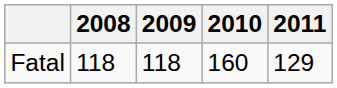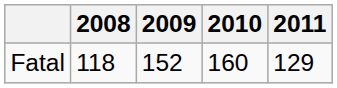(161, 62) 118 -> (162, 62) 152
